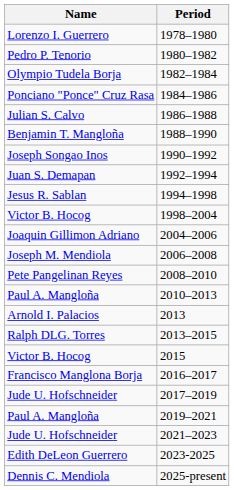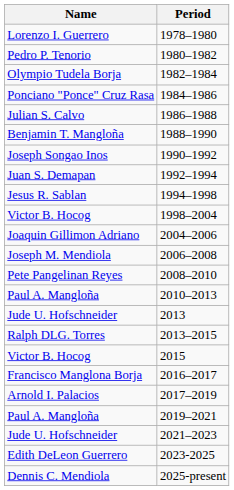(53, 315) Arnold I. Palacios -> (62, 315) Jude U. Hofschneider
(62, 395) Jude U. Hofschneider -> (53, 395) Arnold I. Palacios
